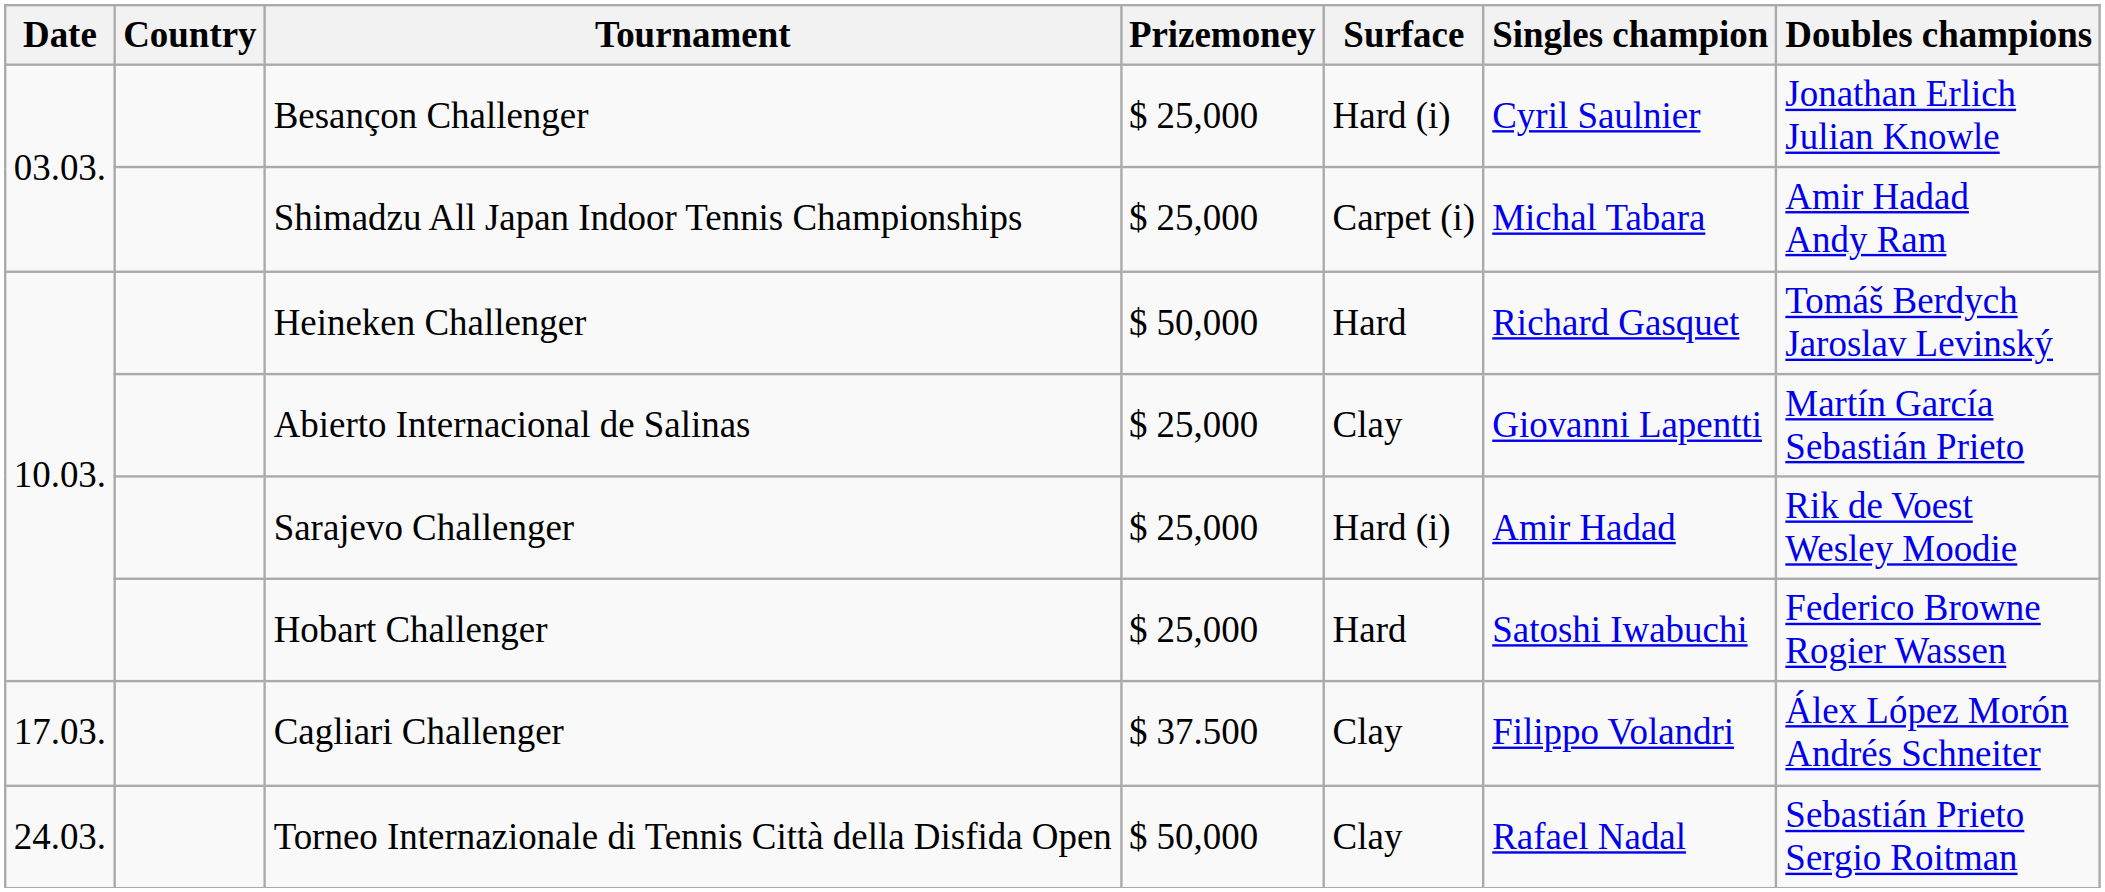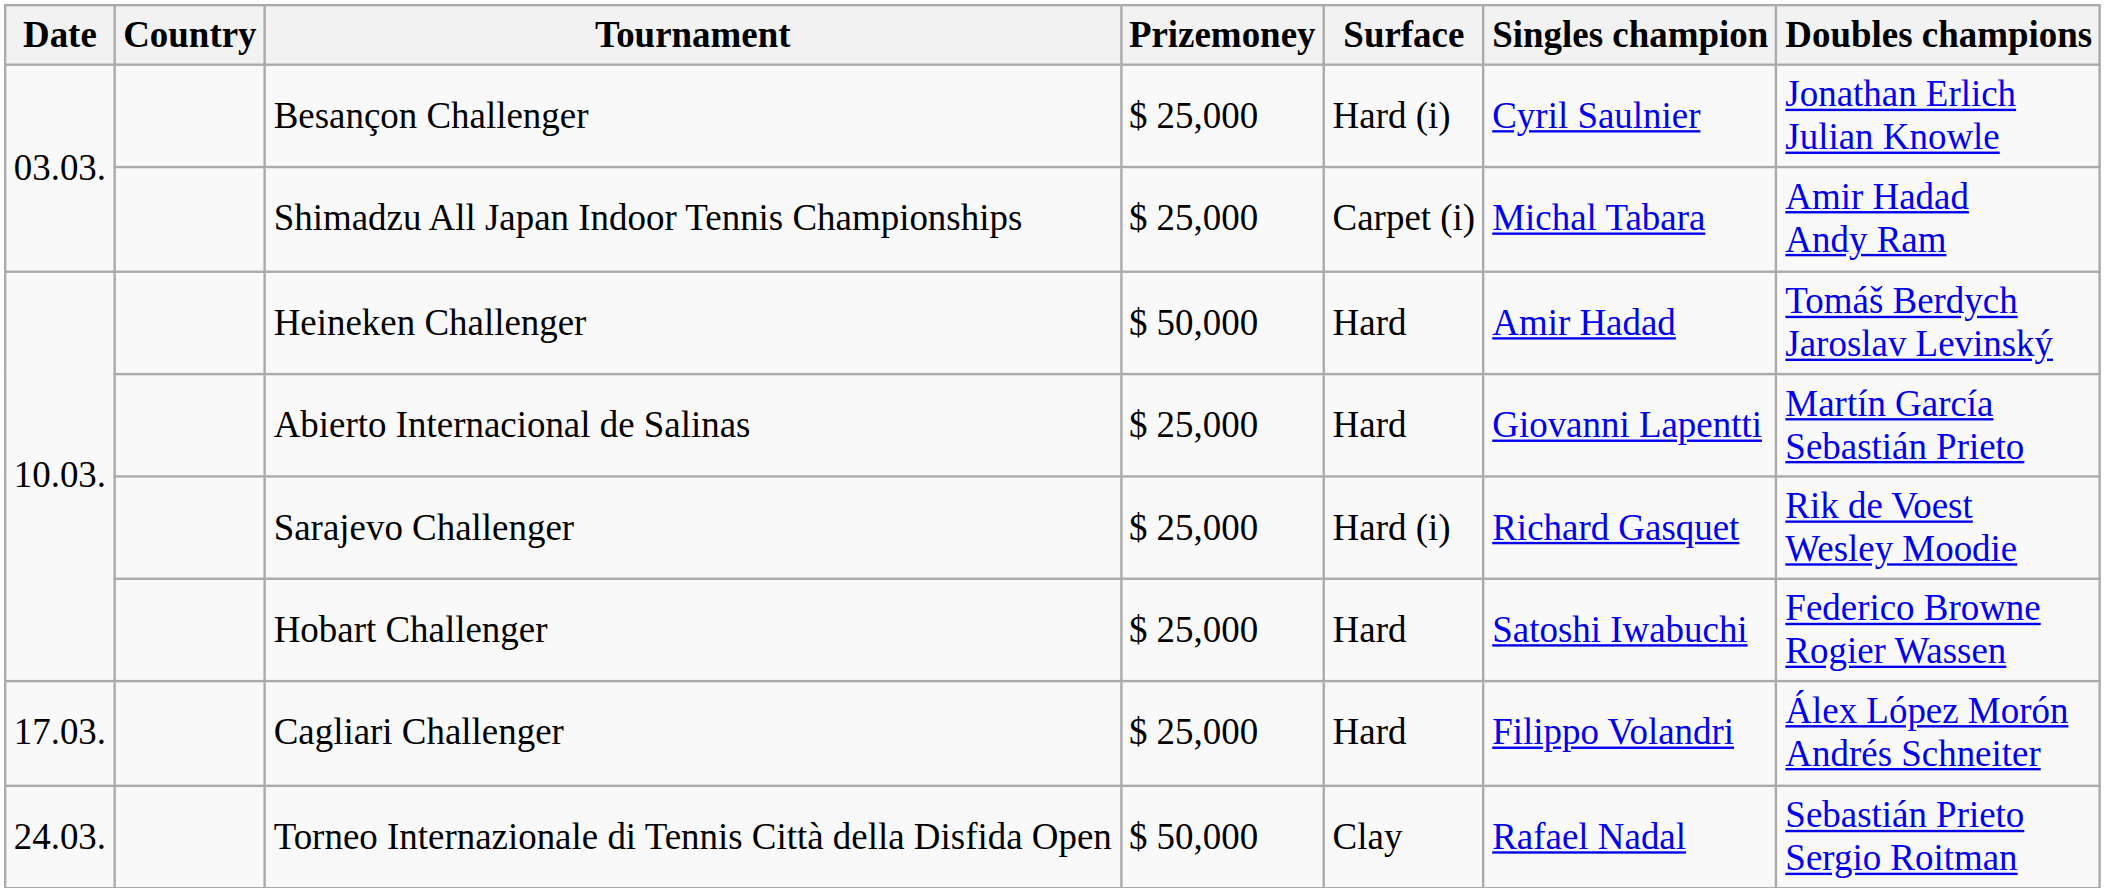(1616, 320) Richard Gasquet -> (1584, 320) Amir Hadad
(1367, 423) Clay -> (1370, 423) Hard
(1584, 526) Amir Hadad -> (1616, 526) Richard Gasquet
(1194, 732) $ 37.500 -> (1194, 732) $ 25,000
(1367, 732) Clay -> (1370, 732) Hard
